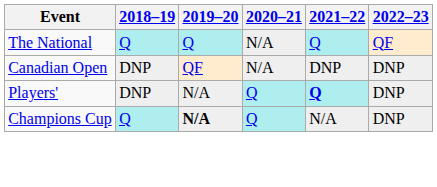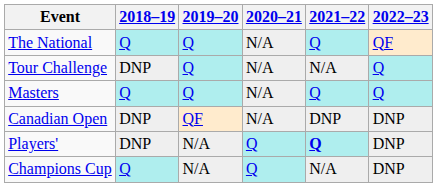+ row: (58, 67)
+ row: (34, 93)
(196, 118) bold -> (196, 169) normal
